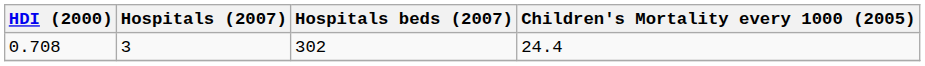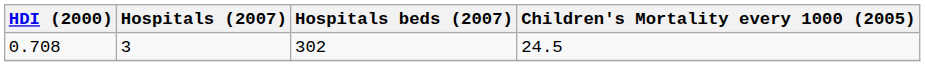(542, 47) 24.4 -> (542, 47) 24.5
